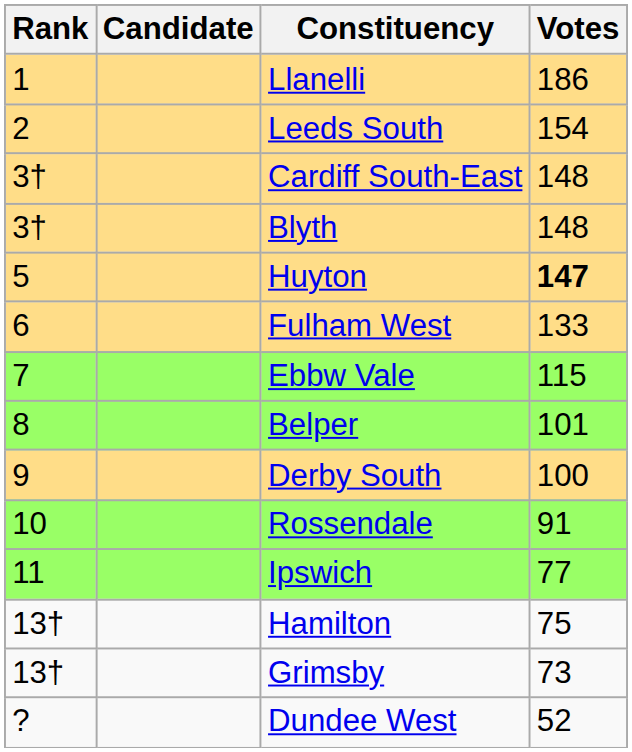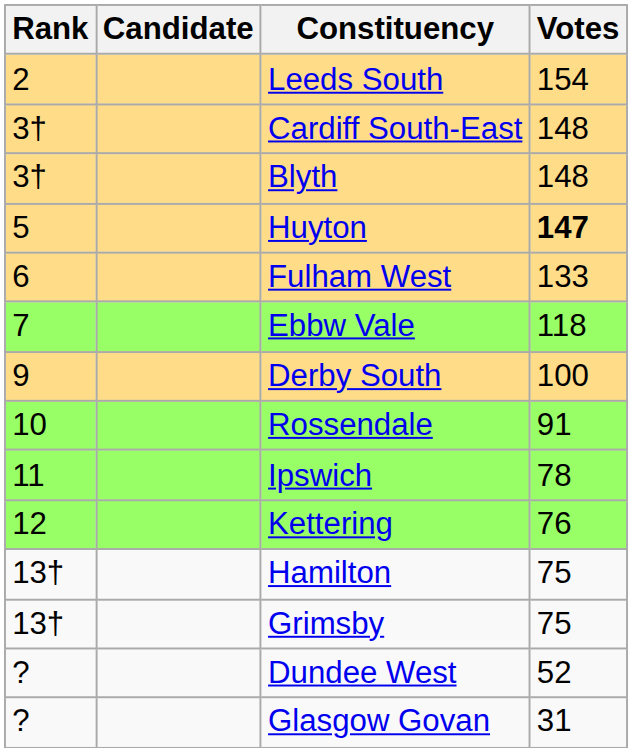- row: (317, 78)
(562, 375) 115 -> (562, 326) 118
- row: (313, 425)
(554, 573) 77 -> (554, 474) 78
+ row: (330, 524)
(554, 672) 73 -> (554, 623) 75
+ row: (379, 721)
